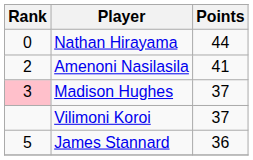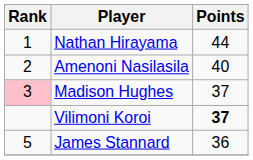(28, 42) 0 -> (28, 42) 1
(220, 67) 41 -> (220, 67) 40
(220, 117) normal -> (220, 117) bold
